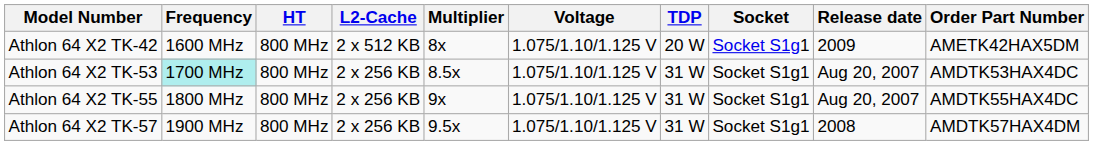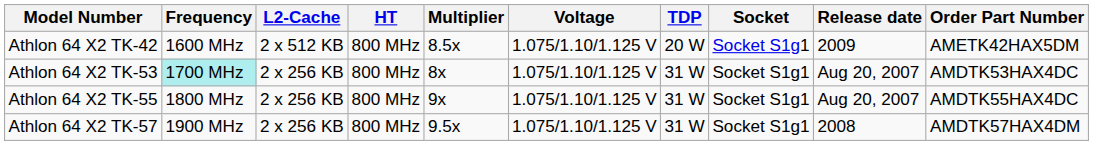columns swapped: (378, 18) <-> (294, 18)
(437, 45) 8x -> (444, 45) 8.5x
(444, 72) 8.5x -> (437, 72) 8x
